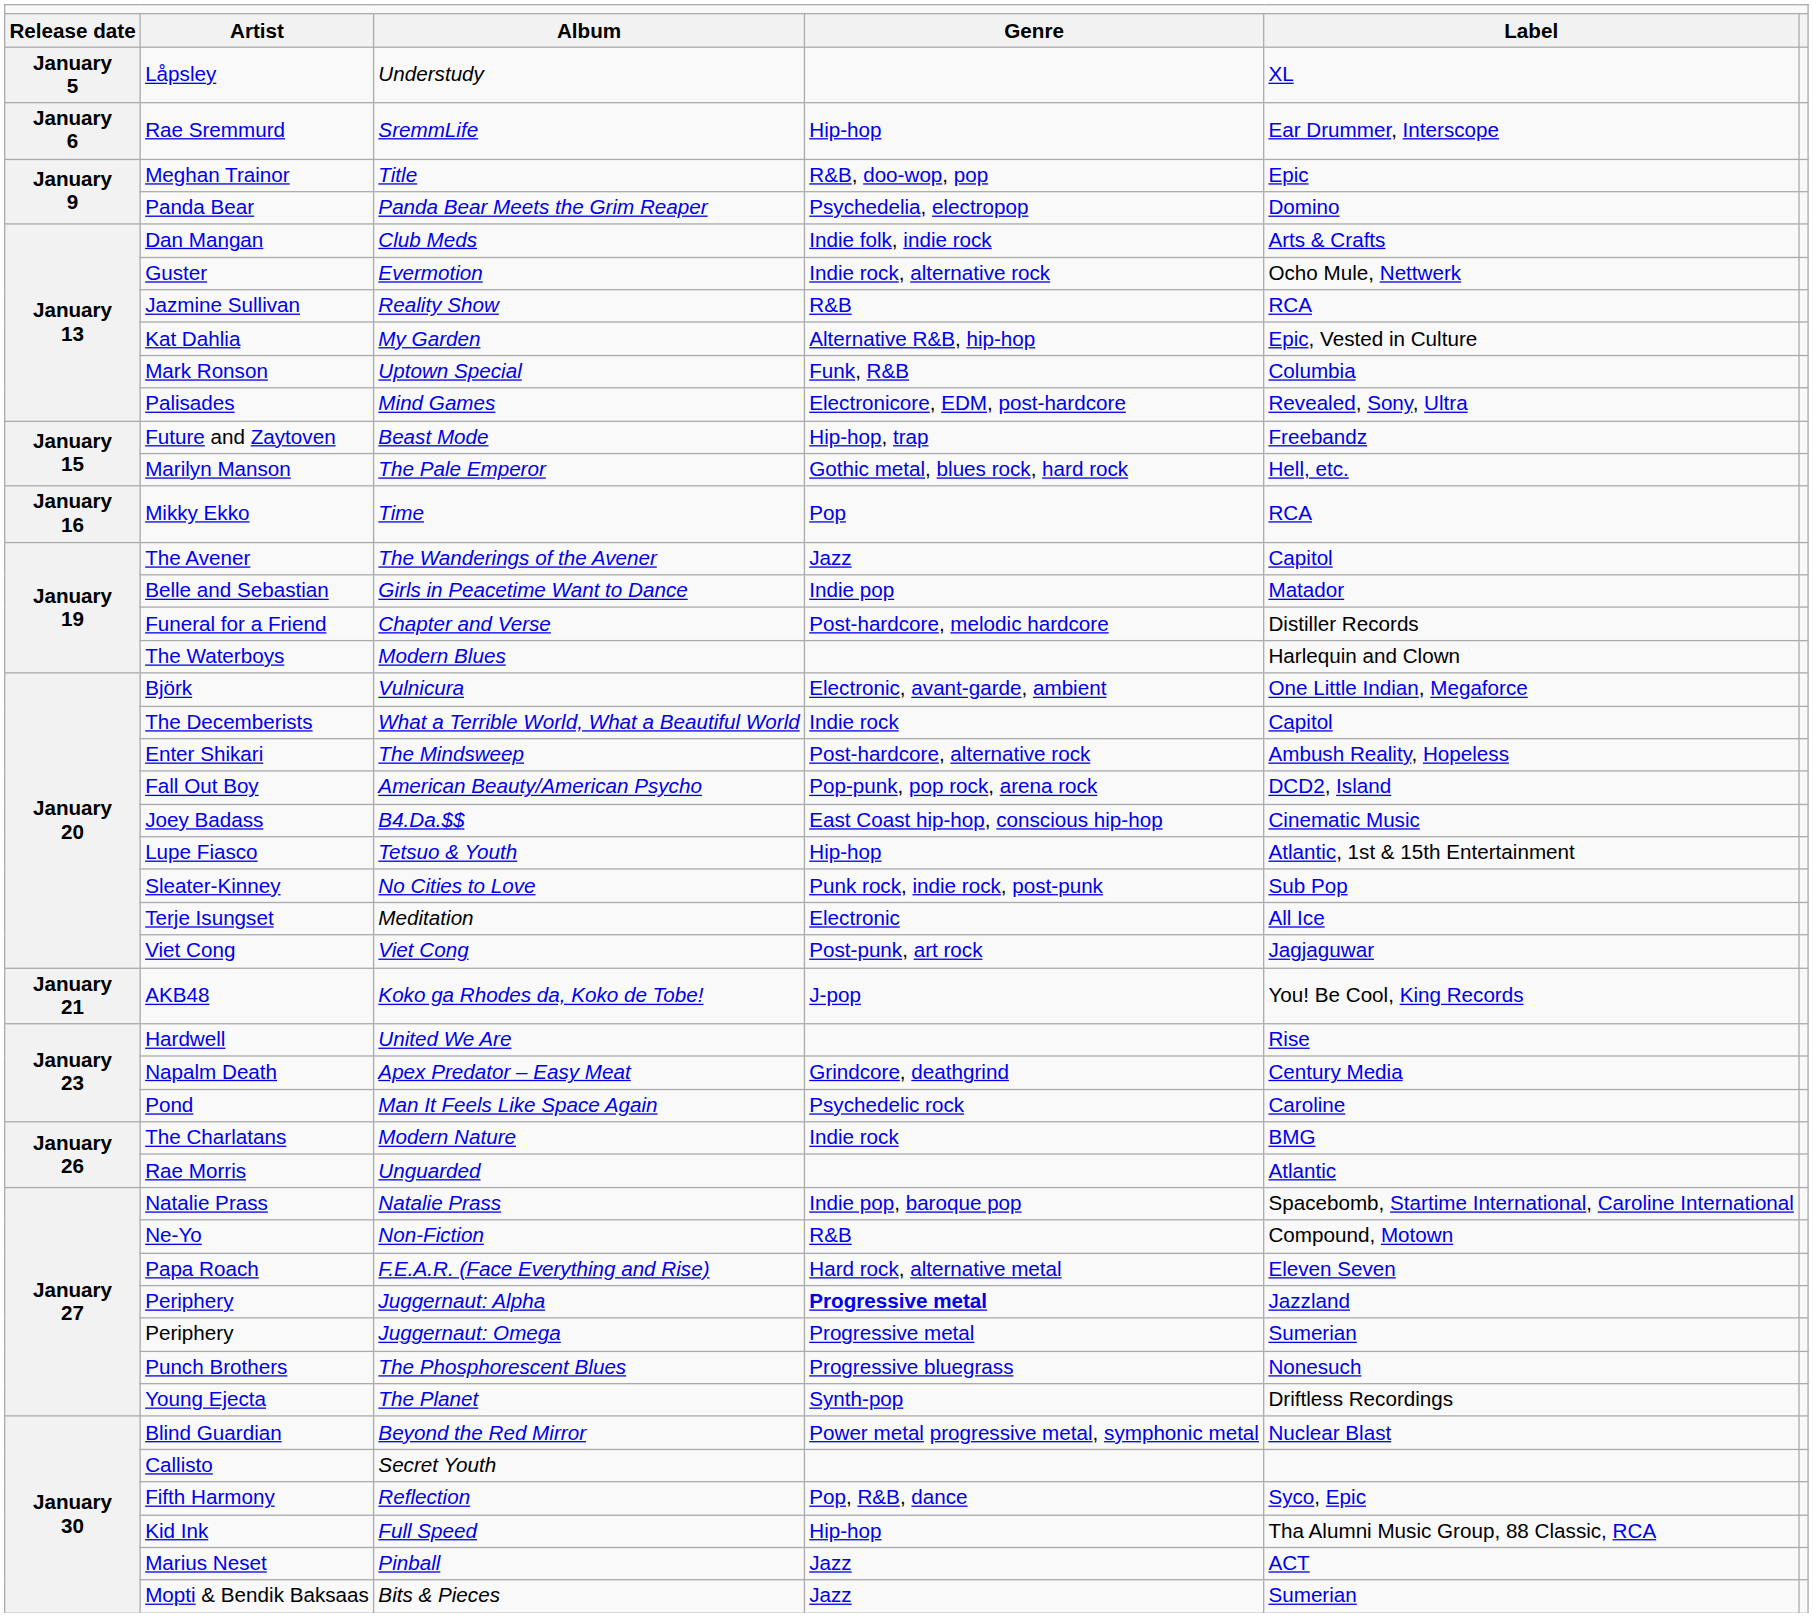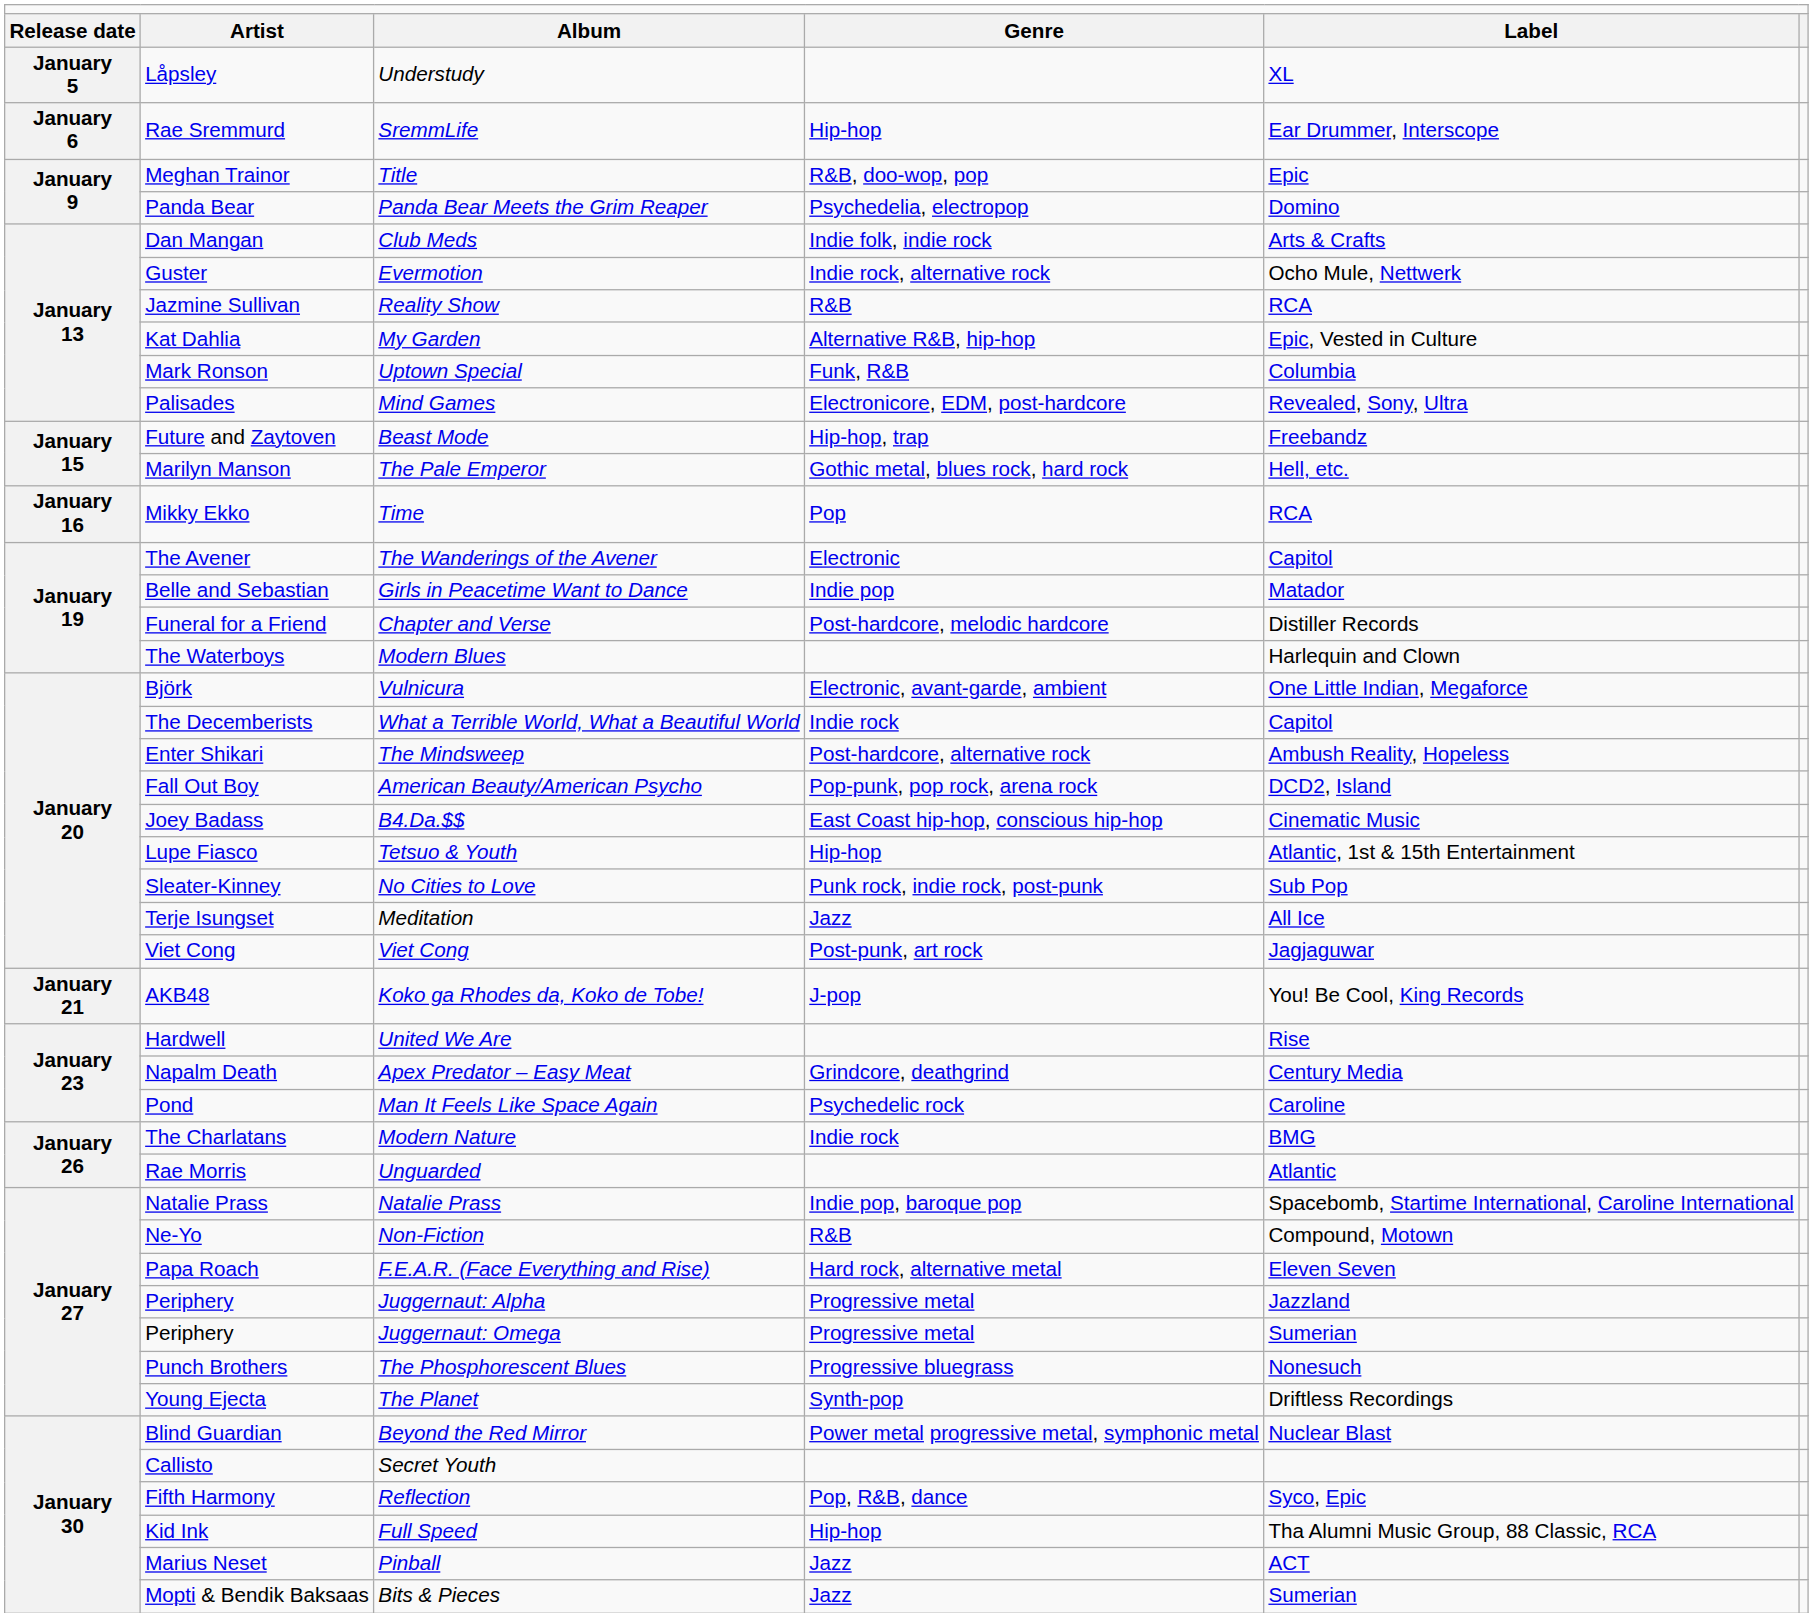(830, 558) Jazz -> (855, 558) Electronic
(855, 918) Electronic -> (830, 918) Jazz
(898, 1301) bold -> (892, 1301) normal
